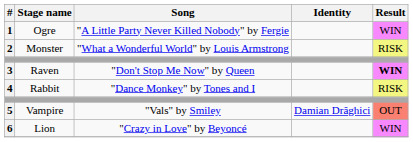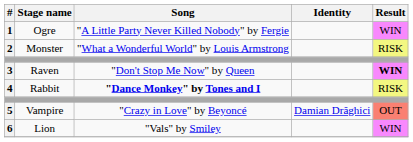(183, 88) normal -> (183, 88) bold
(183, 110) "Vals" by Smiley -> (183, 110) "Crazy in Love" by Beyoncé
(183, 128) "Crazy in Love" by Beyoncé -> (183, 128) "Vals" by Smiley
